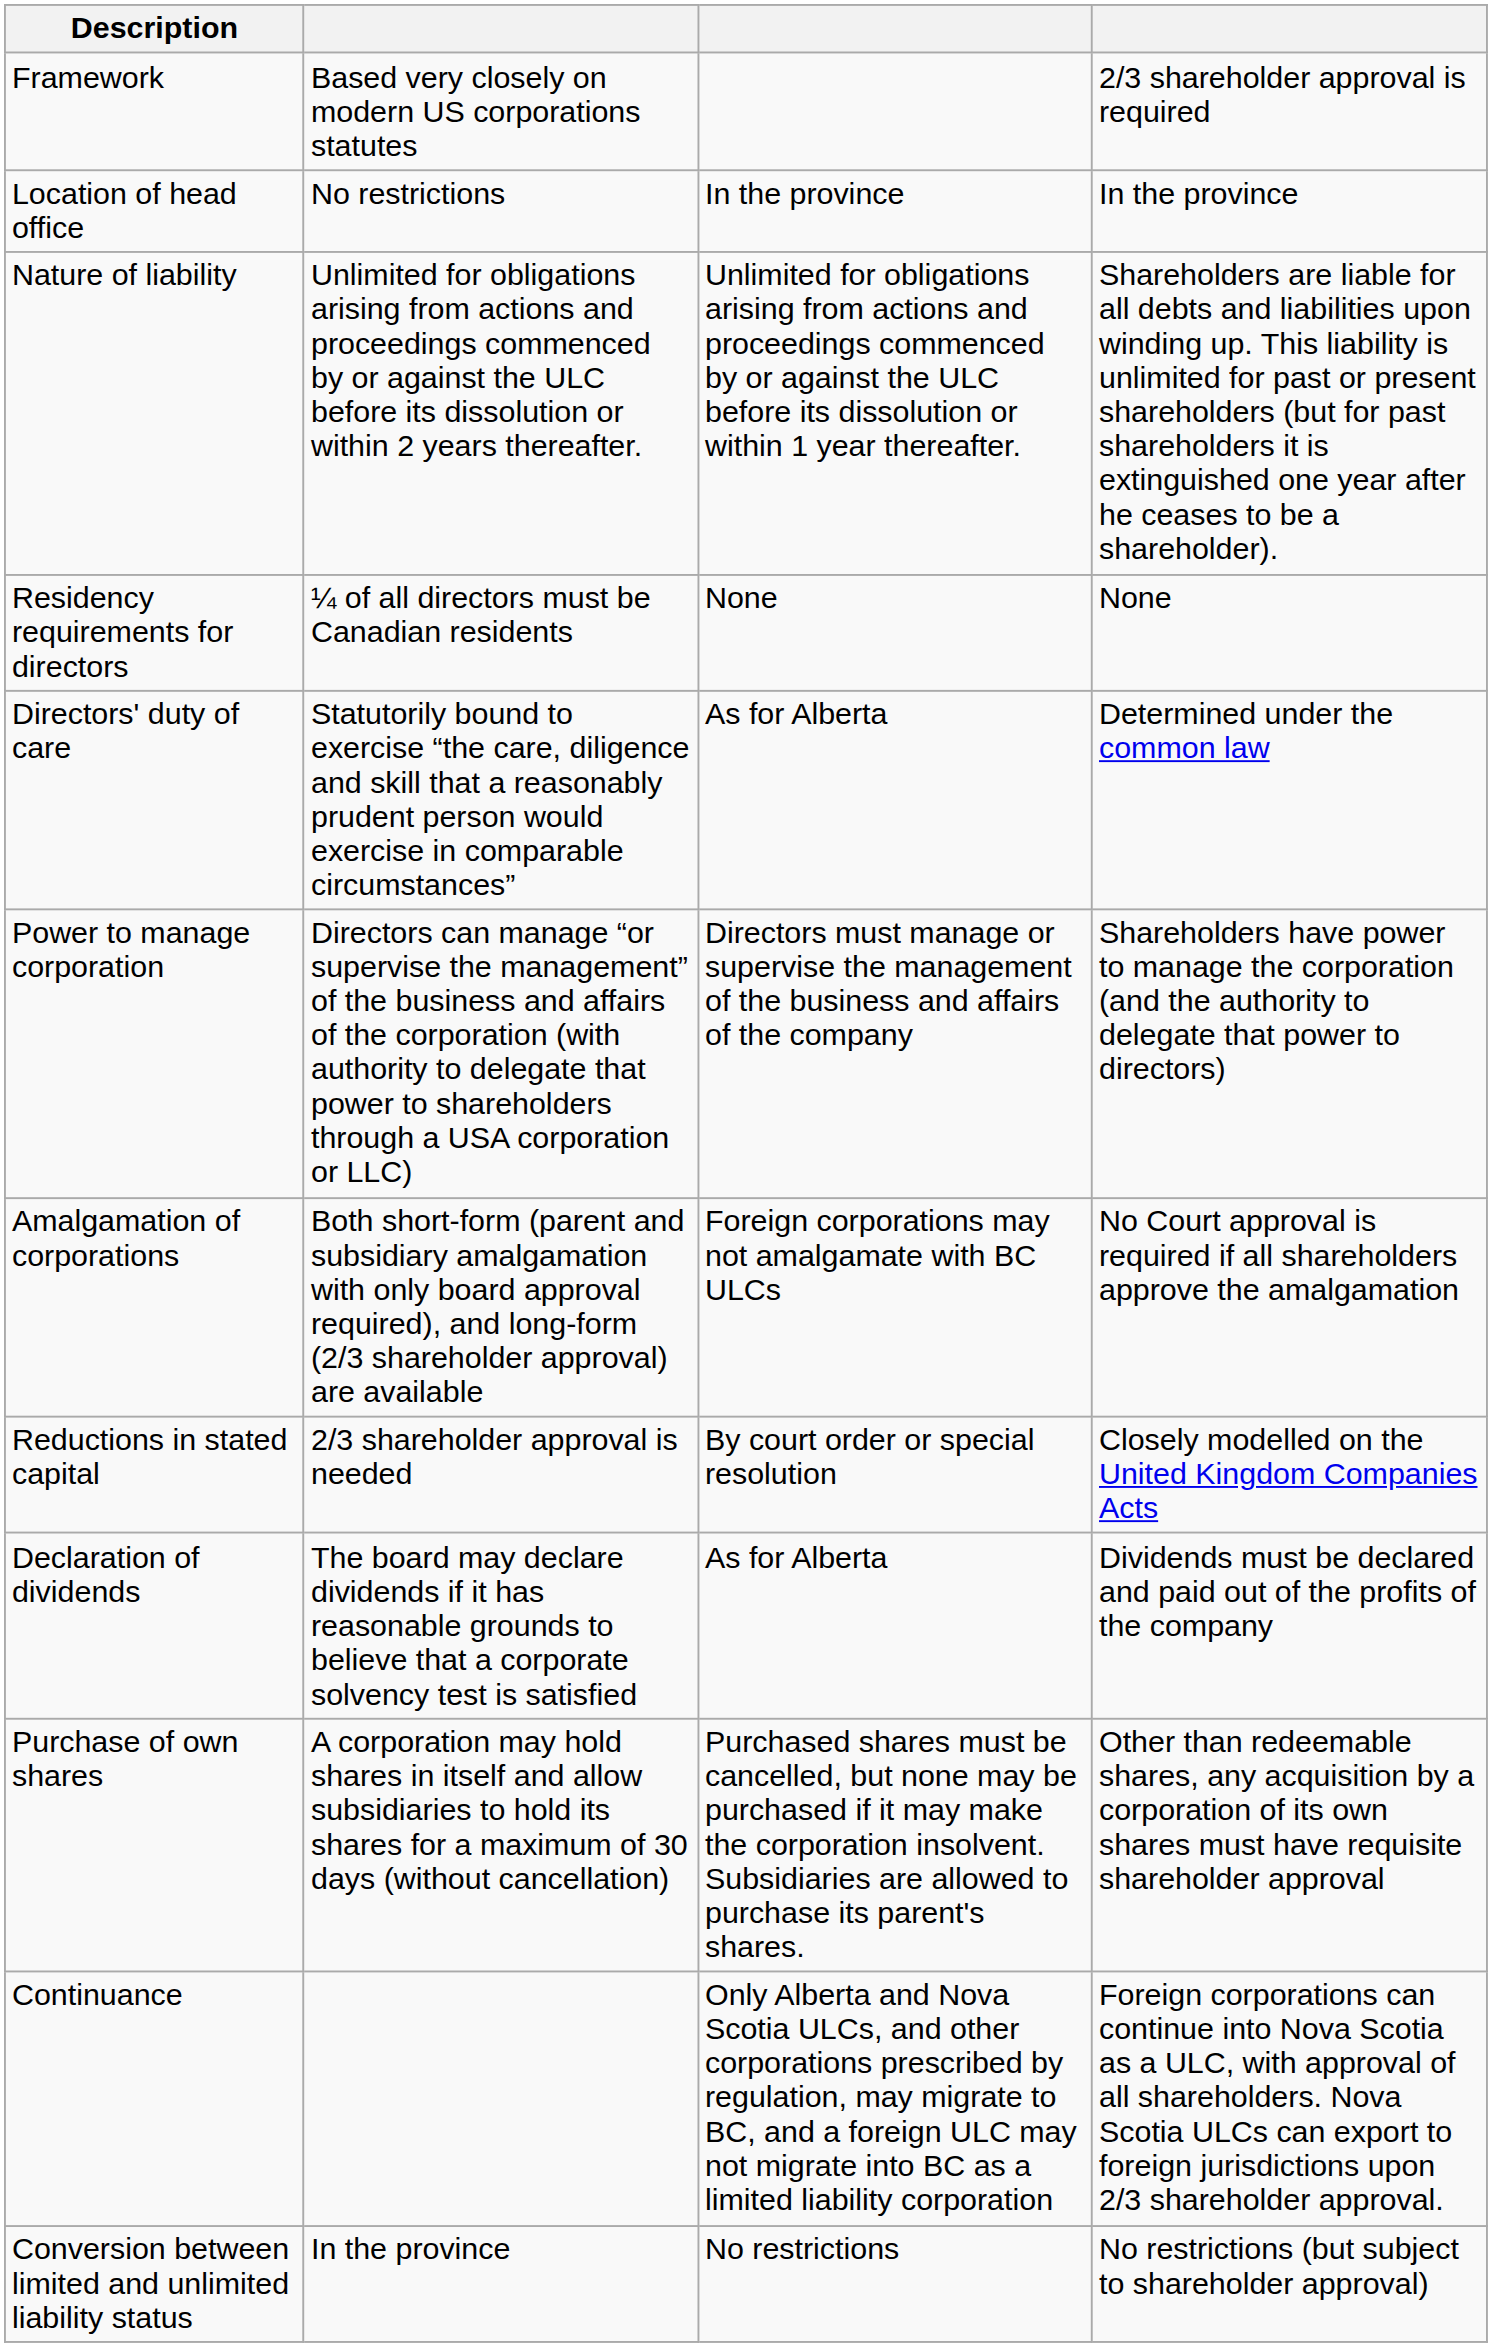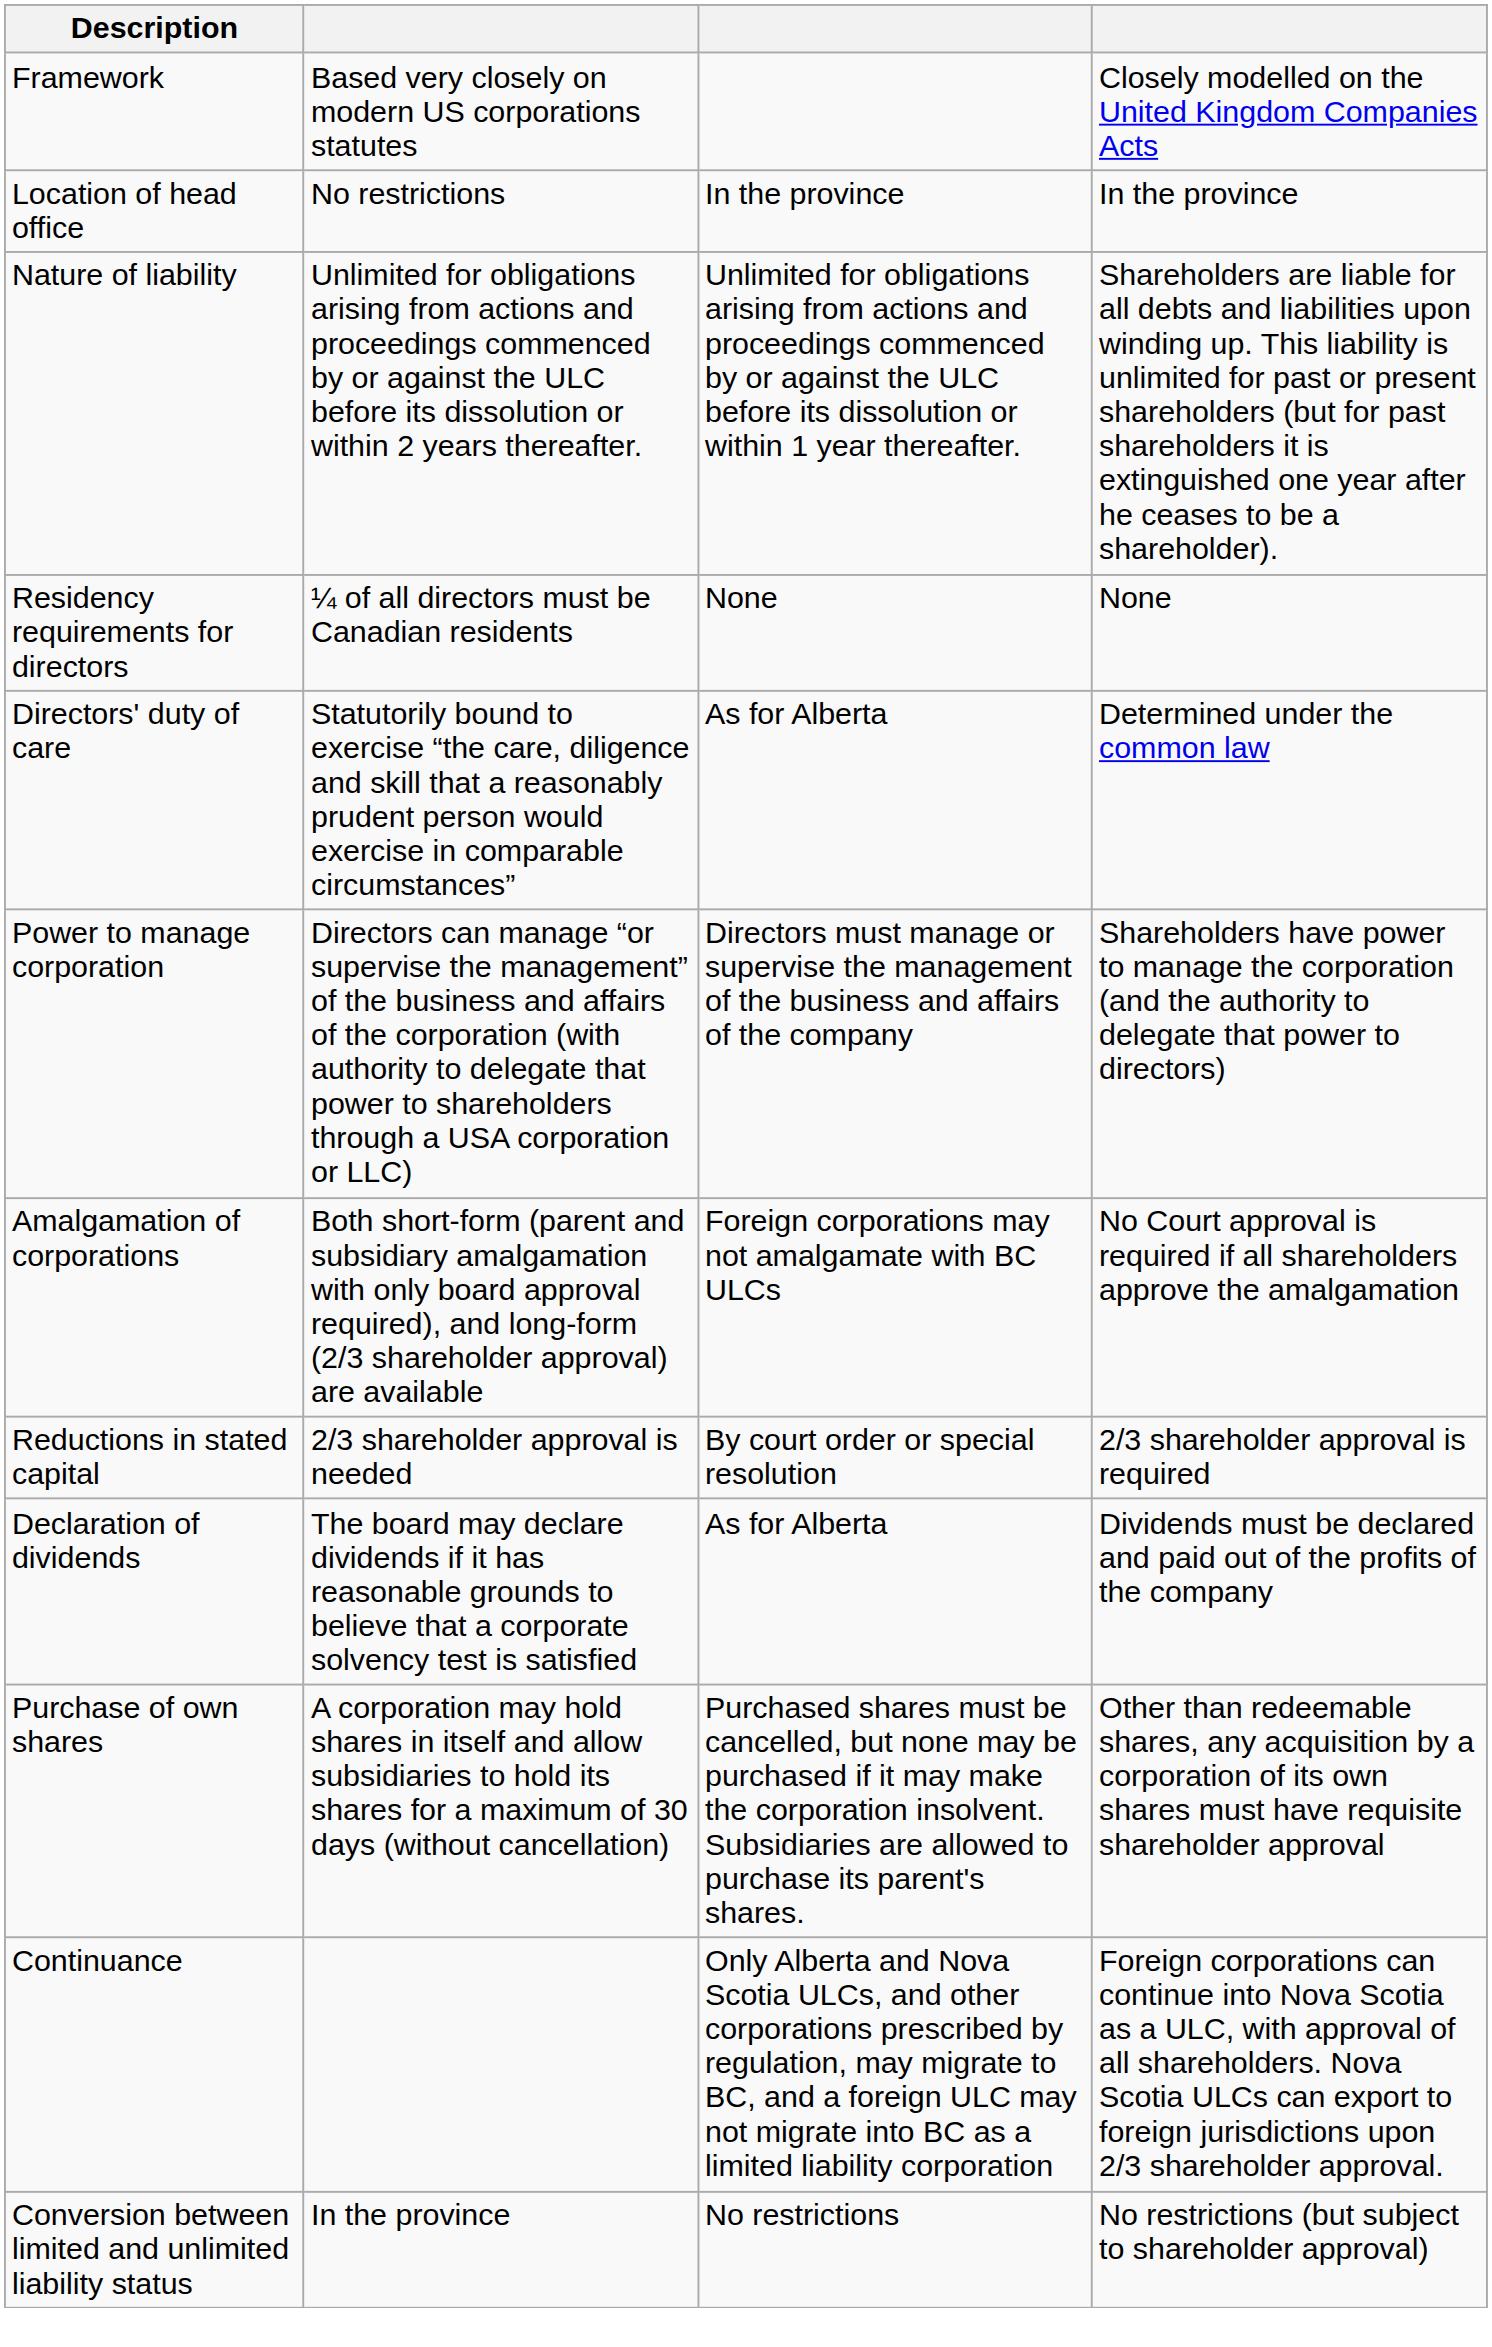(1282, 93) 2/3 shareholder approval is required -> (1288, 111) Closely modelled on the United Kingdom Companies Acts
(1288, 1474) Closely modelled on the United Kingdom Companies Acts -> (1282, 1457) 2/3 shareholder approval is required
